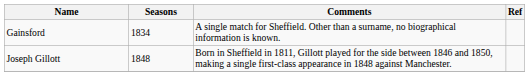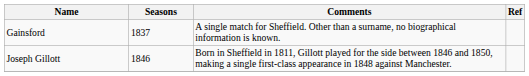(141, 32) 1834 -> (141, 32) 1837
(141, 58) 1848 -> (141, 58) 1846
